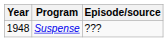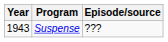(18, 28) 1948 -> (18, 28) 1943
